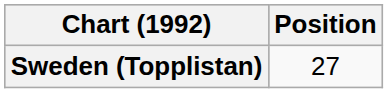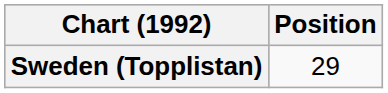(325, 66) 27 -> (325, 66) 29
